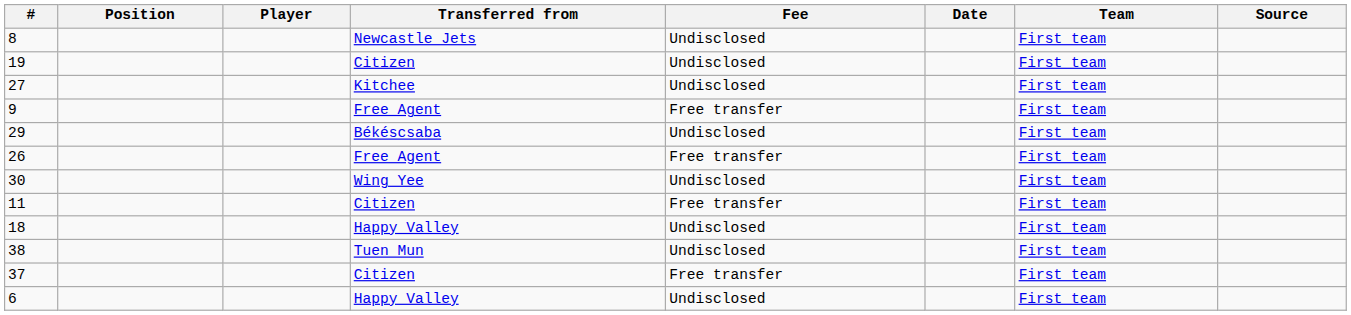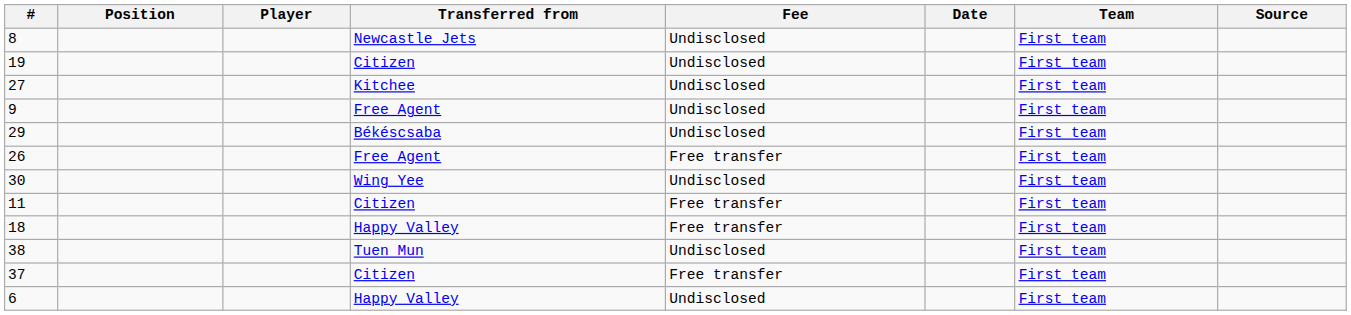(726, 111) Free transfer -> (717, 111) Undisclosed
(717, 228) Undisclosed -> (726, 228) Free transfer
